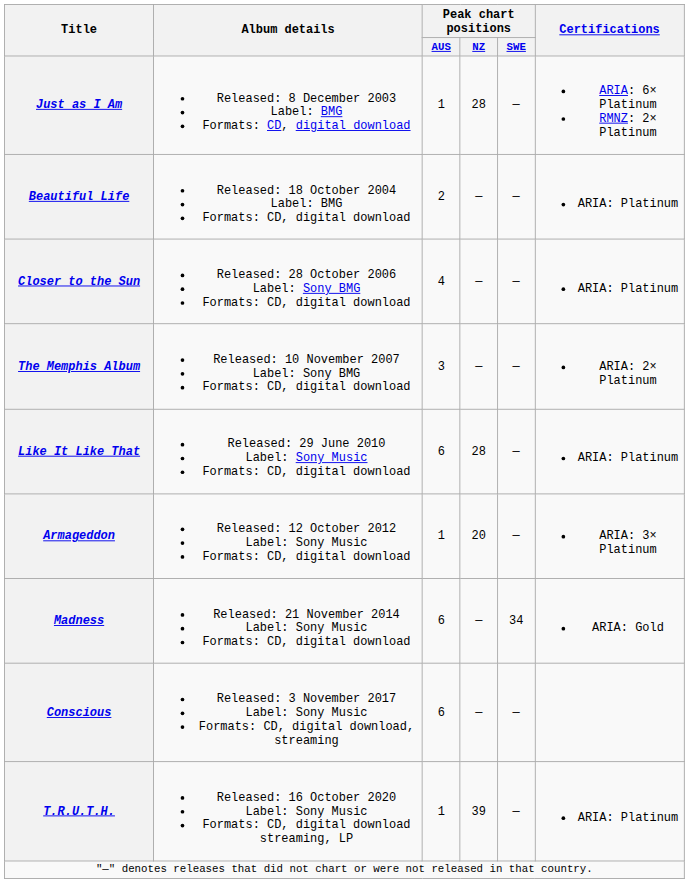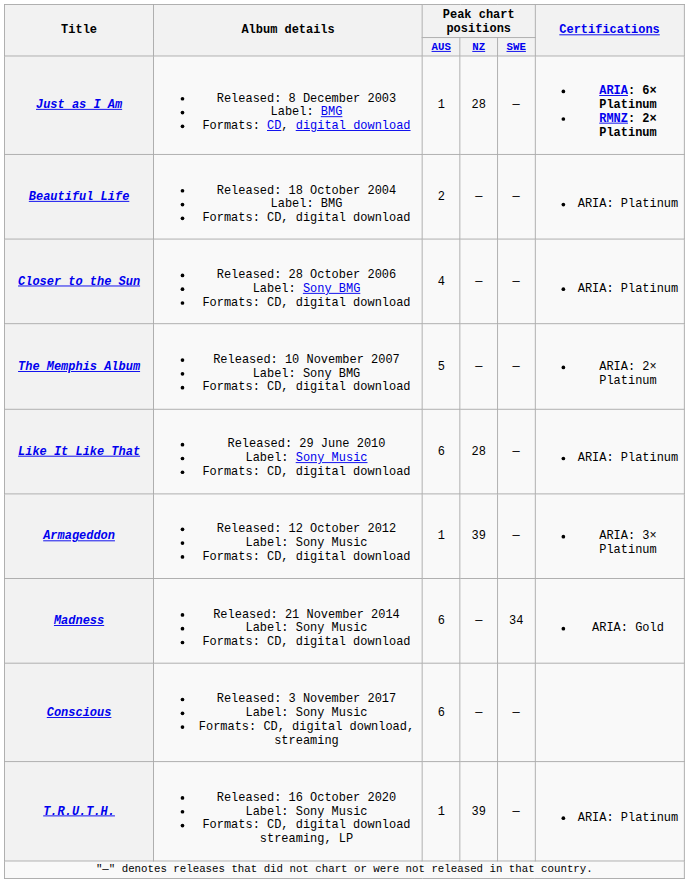(610, 112) normal -> (610, 112) bold
(441, 366) 3 -> (441, 366) 5
(479, 536) 20 -> (479, 536) 39
